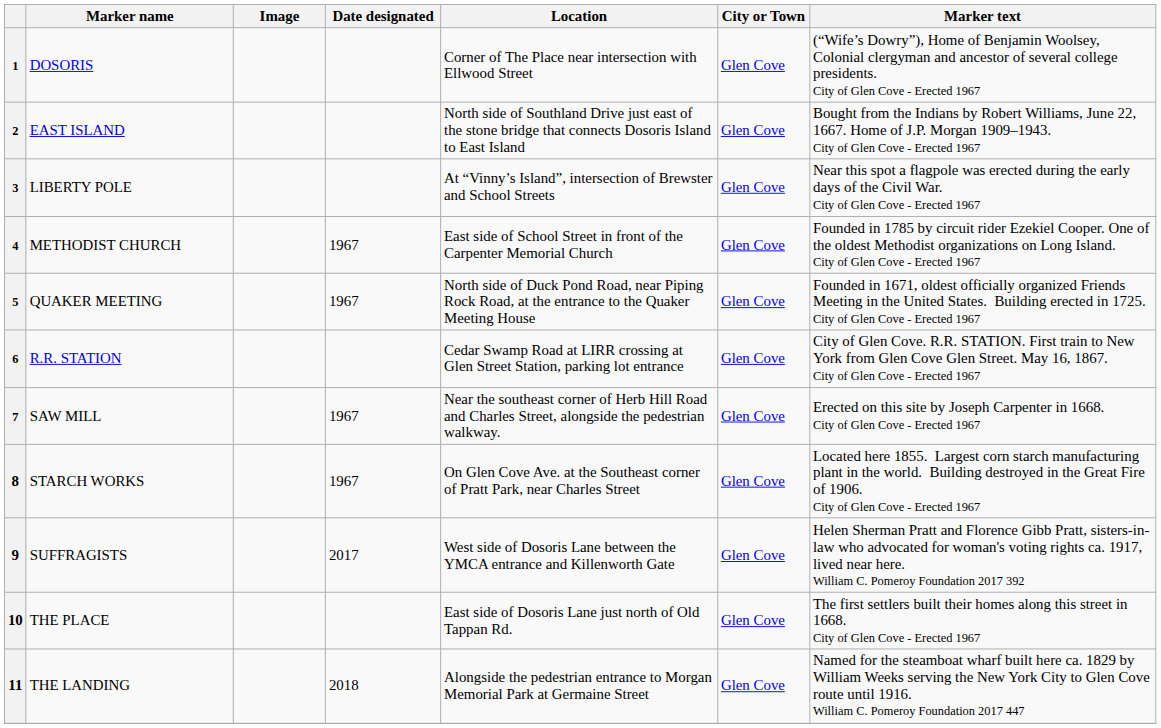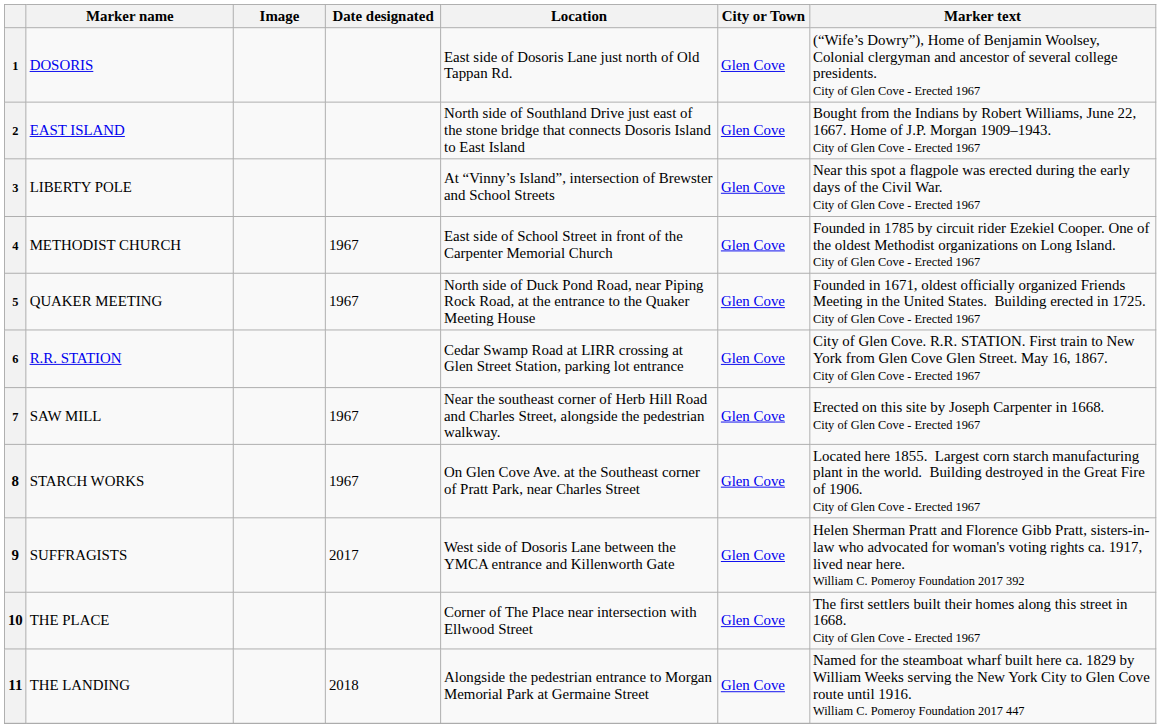(570, 65) Corner of The Place near intersection with Ellwood Street -> (572, 65) East side of Dosoris Lane just north of Old Tappan Rd.
(572, 620) East side of Dosoris Lane just north of Old Tappan Rd. -> (570, 620) Corner of The Place near intersection with Ellwood Street
